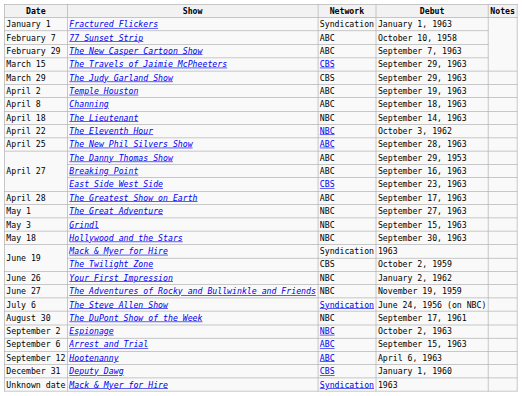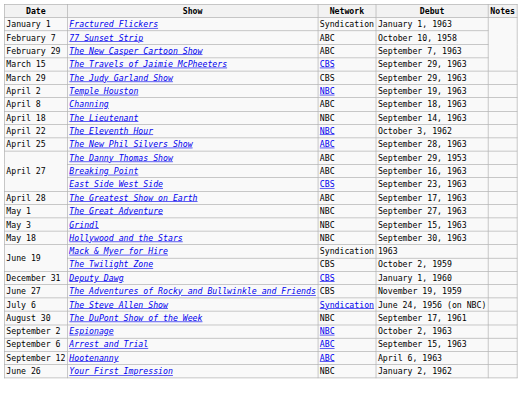(327, 91) ABC -> (327, 91) NBC
rows swapped: (24, 278) <-> (33, 371)
(327, 291) NBC -> (327, 291) CBS
- row: (36, 385)
